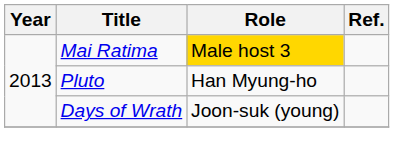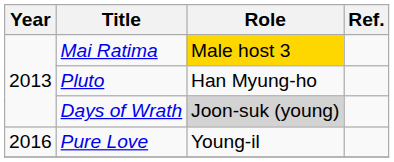(265, 111) no background -> (265, 111) lightgrey background
+ row: (104, 141)
